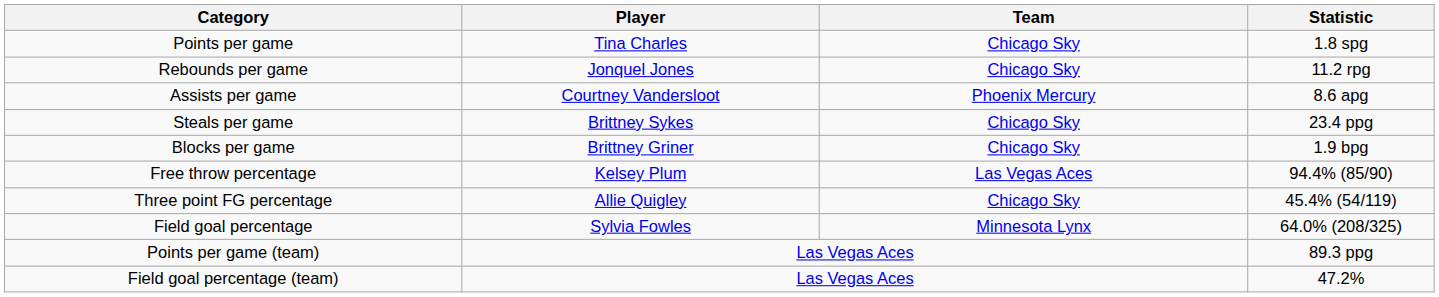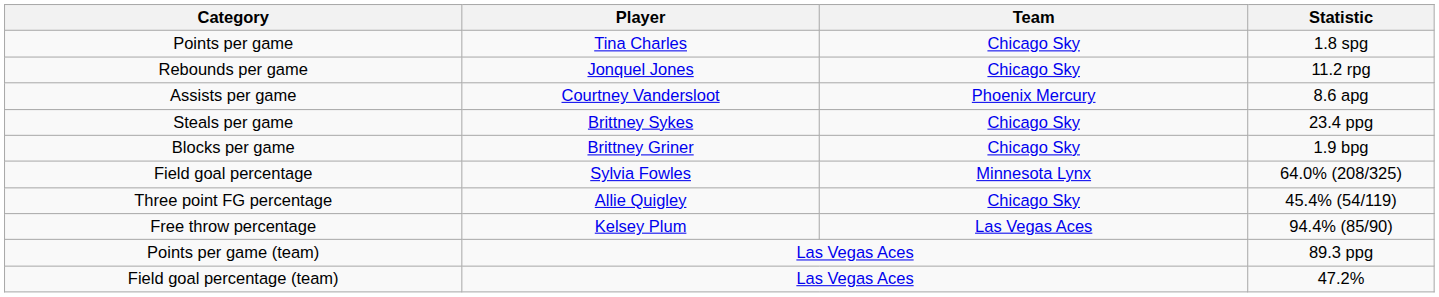rows swapped: (233, 226) <-> (233, 174)
